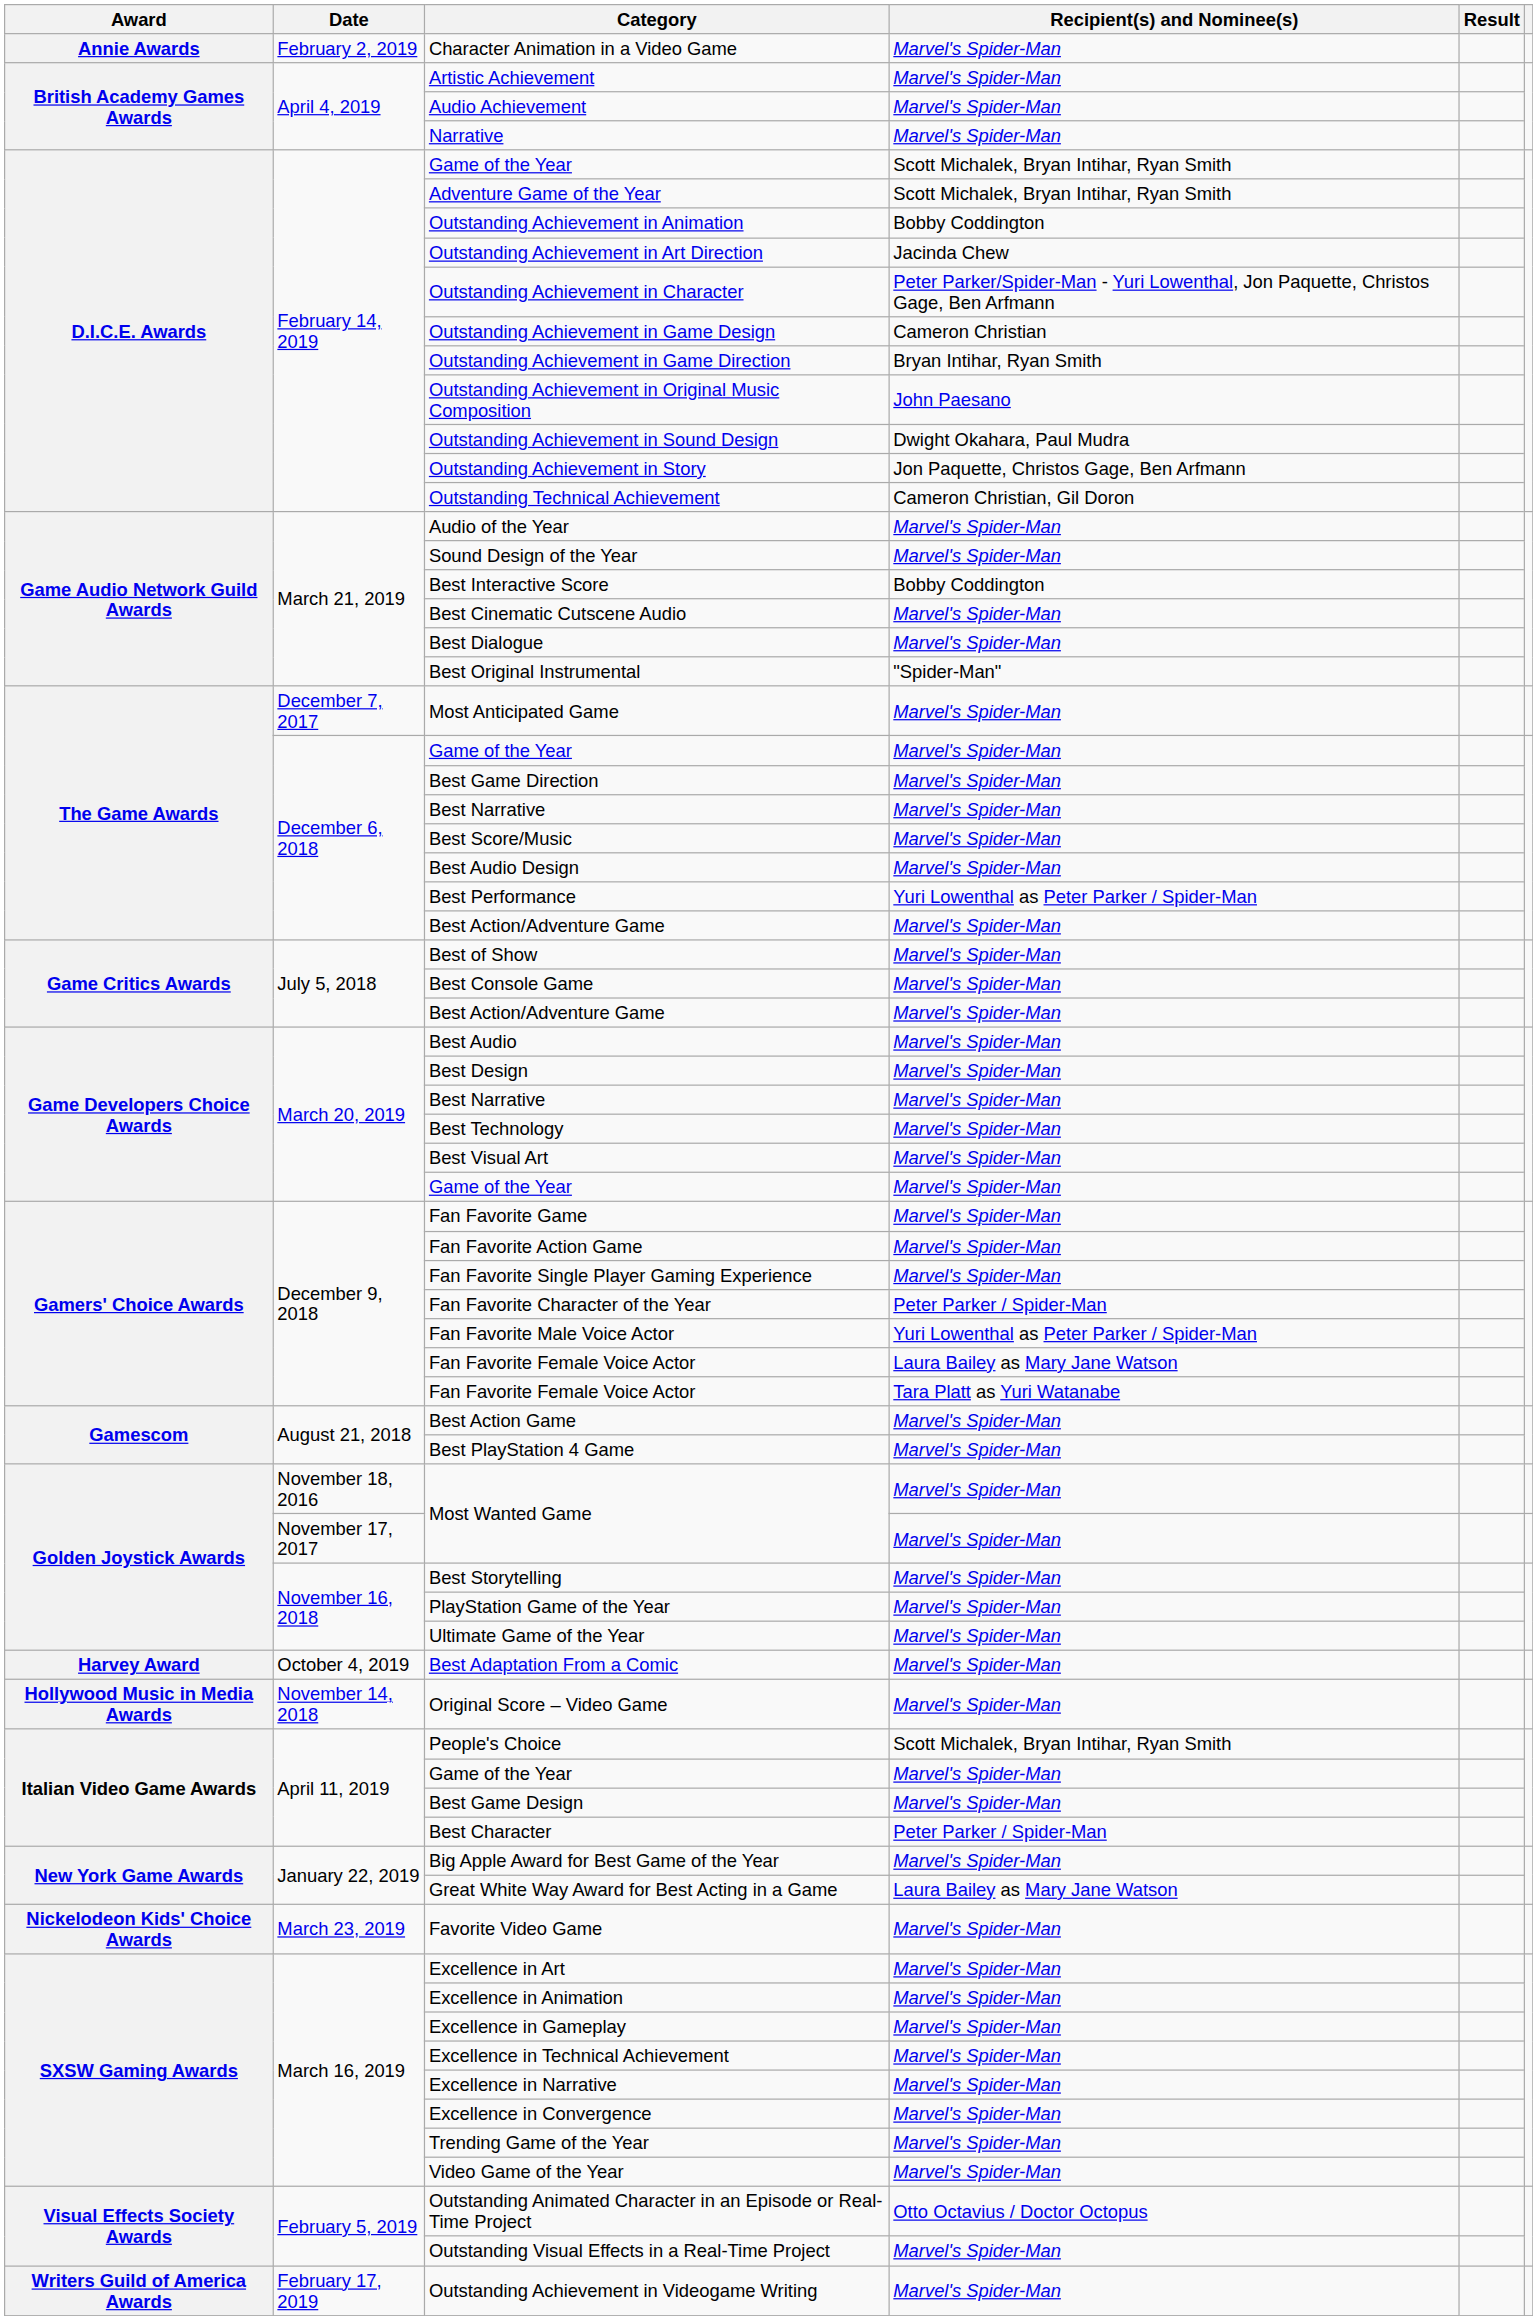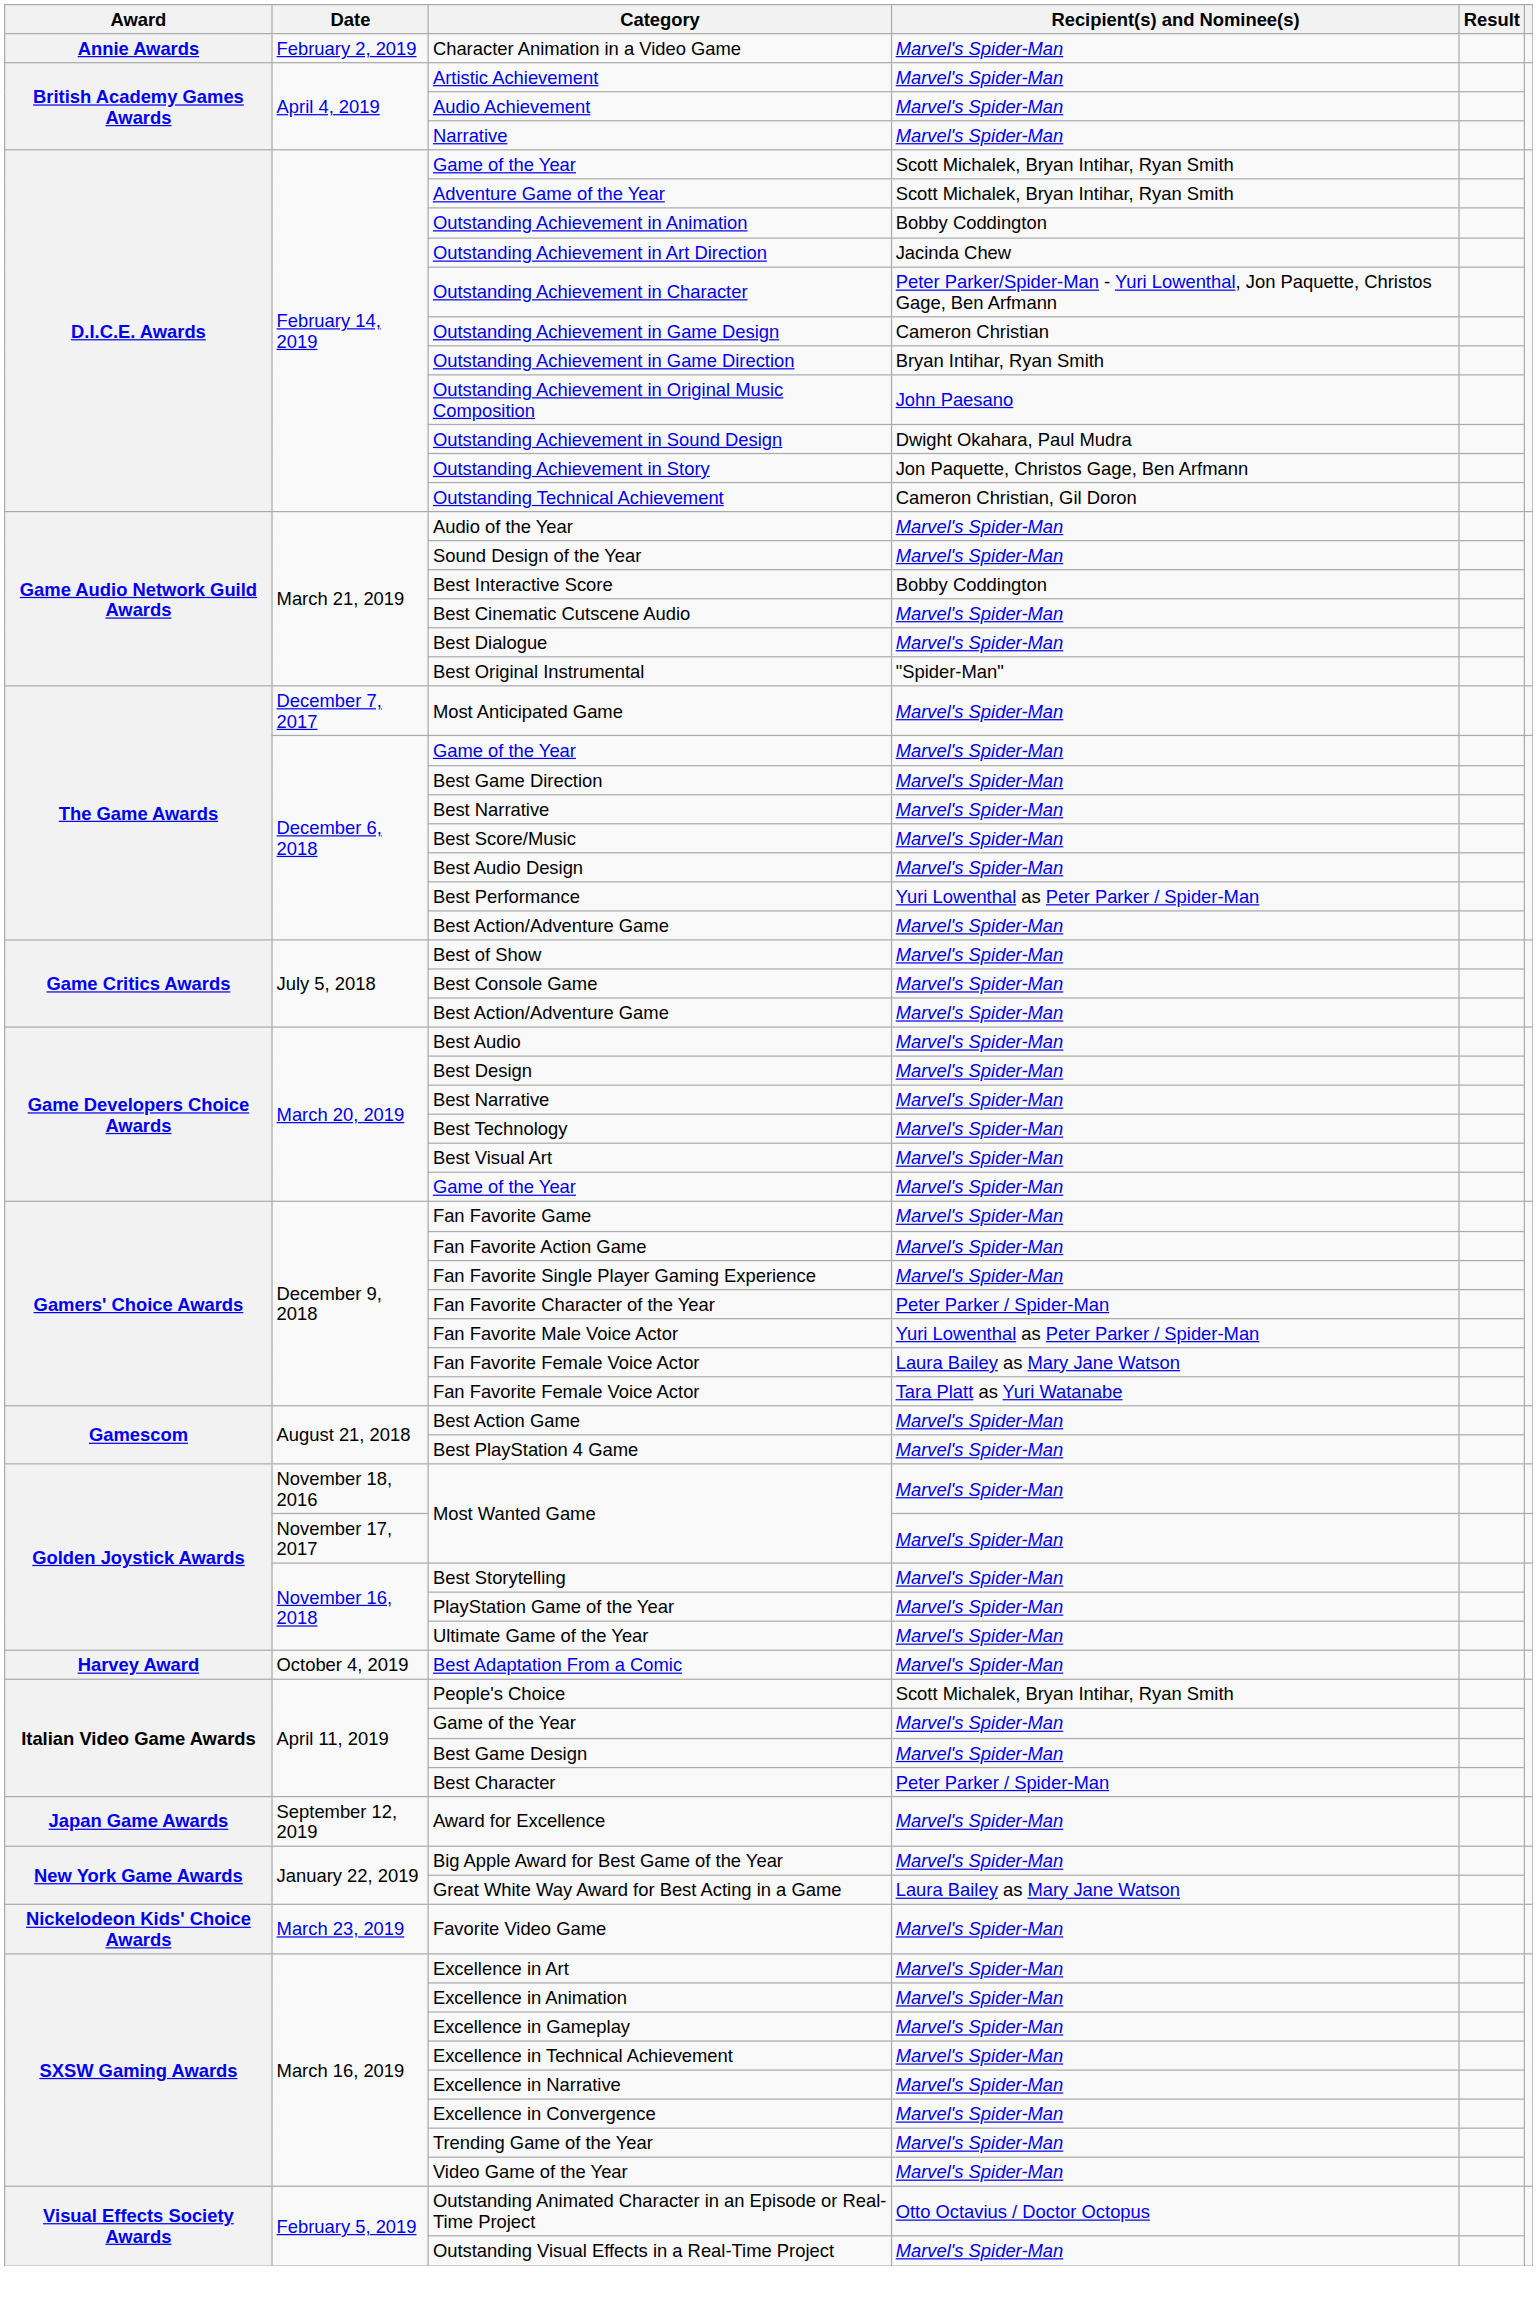- row: (335, 1705)
+ row: (337, 1821)
- row: (329, 2291)
